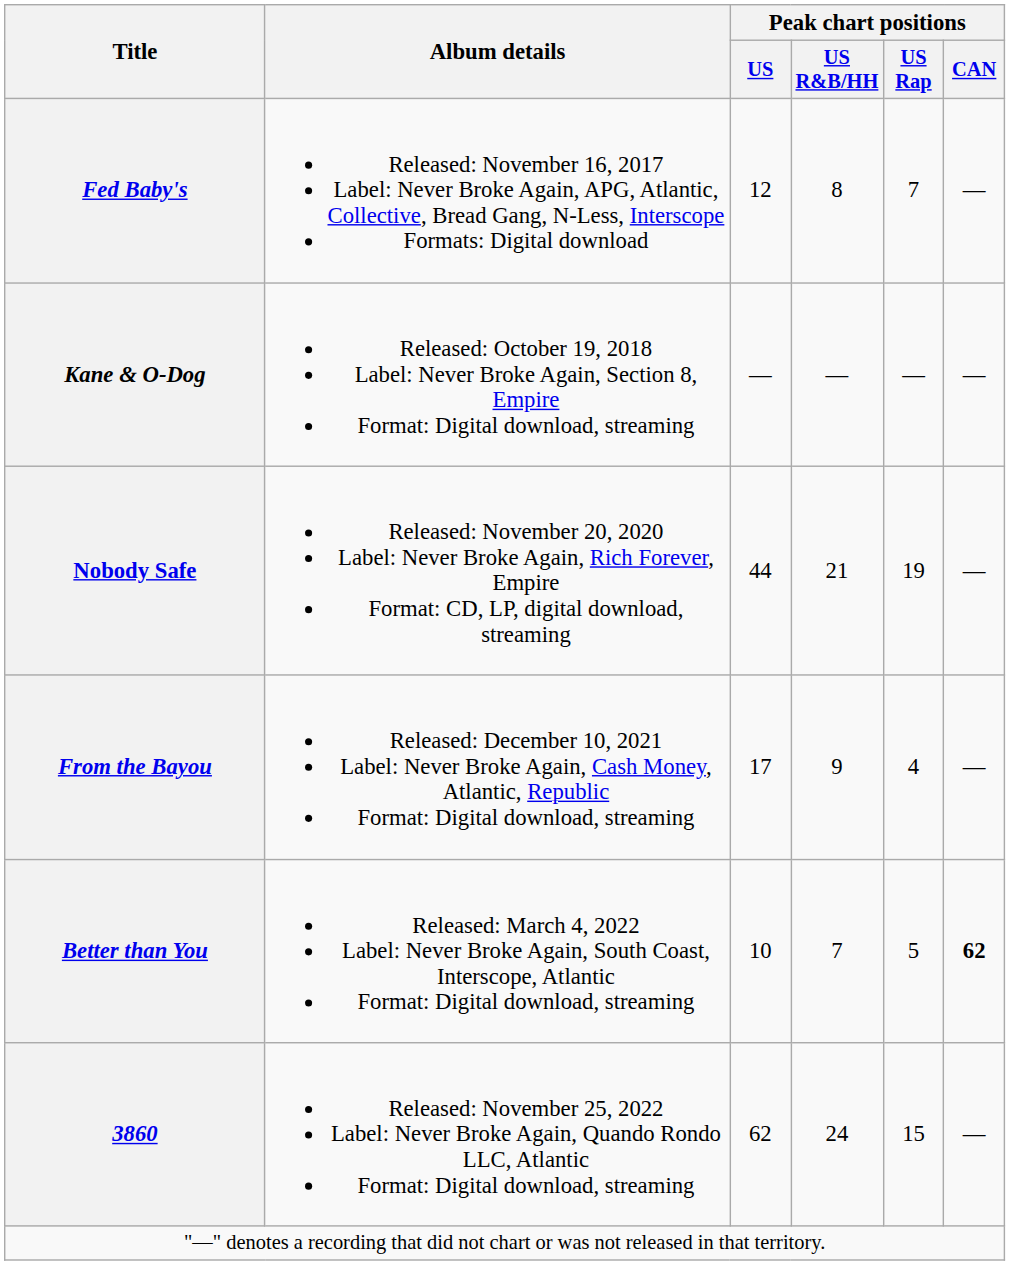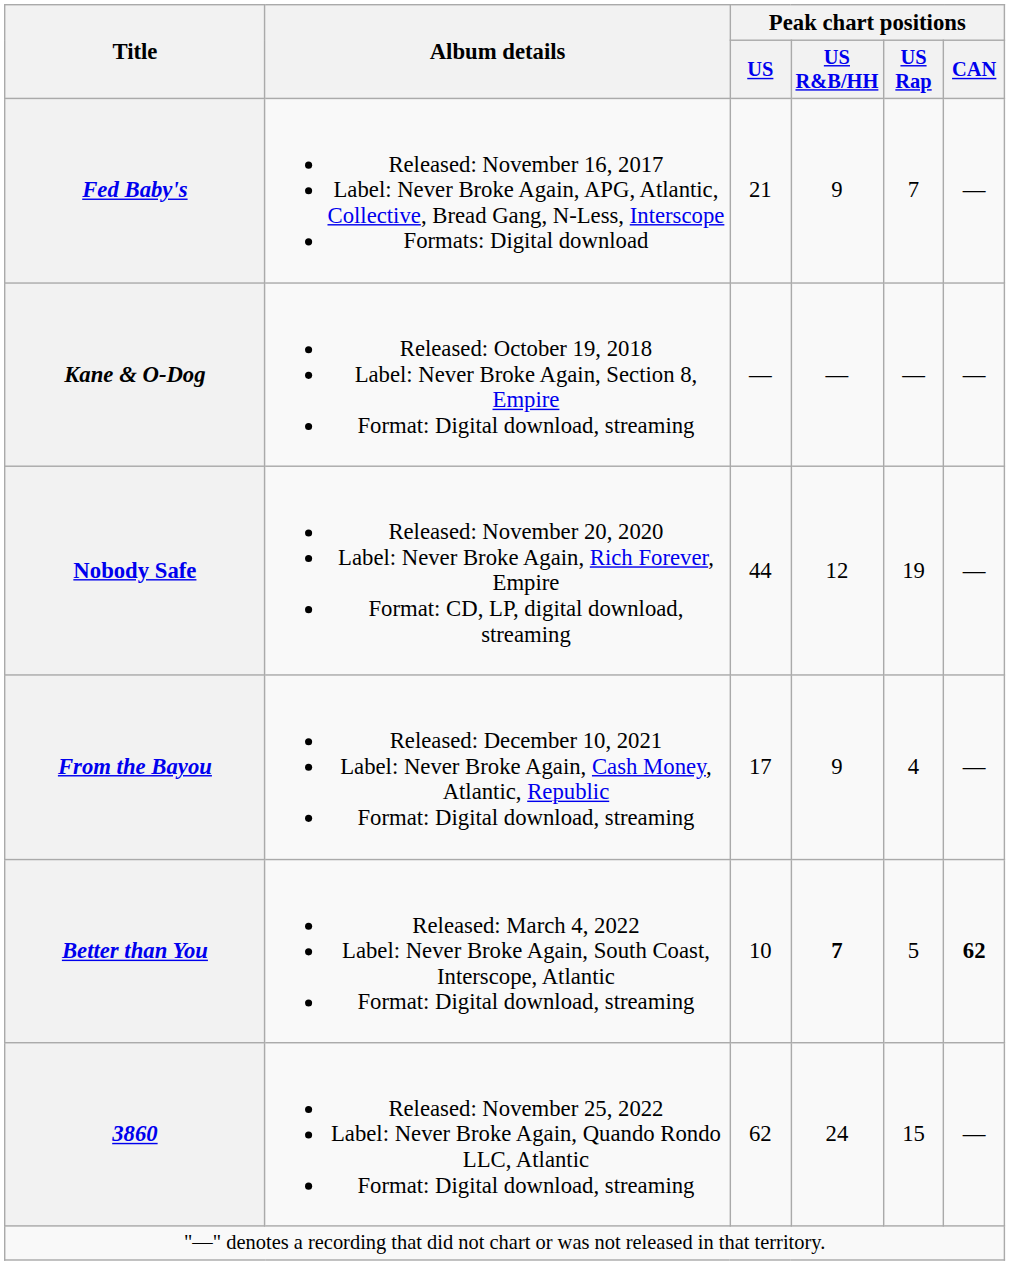(760, 190) 12 -> (760, 190) 21
(837, 190) 8 -> (837, 190) 9
(837, 570) 21 -> (837, 570) 12
(837, 950) normal -> (837, 950) bold
